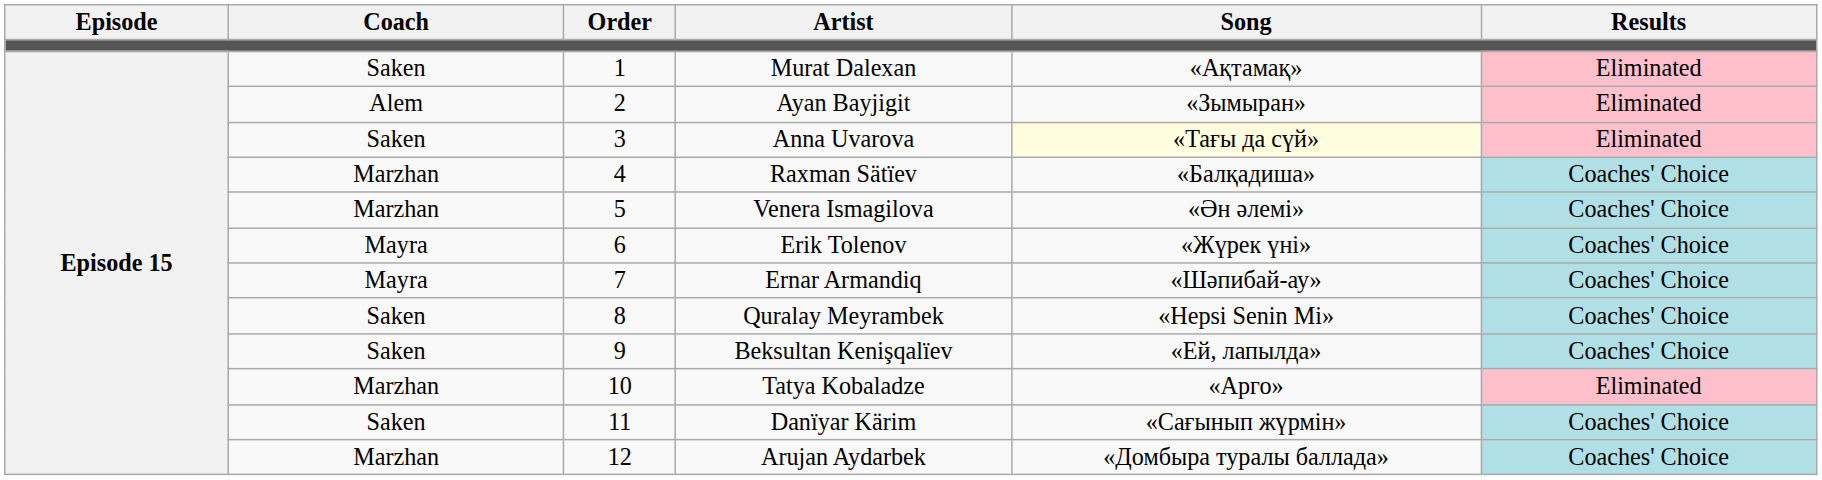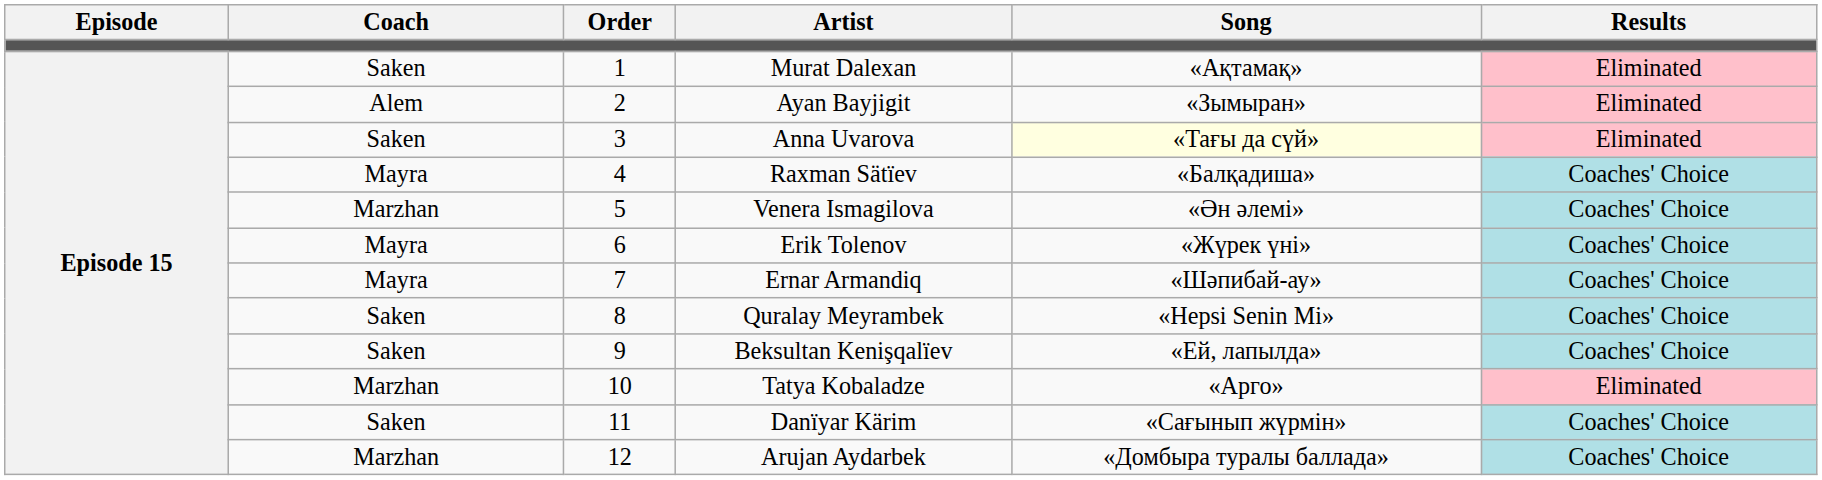(396, 174) Marzhan -> (396, 174) Mayra
